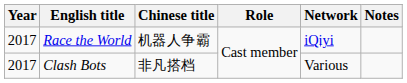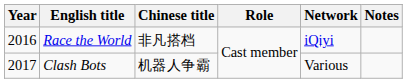(22, 40) 2017 -> (22, 40) 2016
(174, 39) 机器人争霸 -> (167, 39) 非凡搭档
(167, 65) 非凡搭档 -> (174, 65) 机器人争霸
